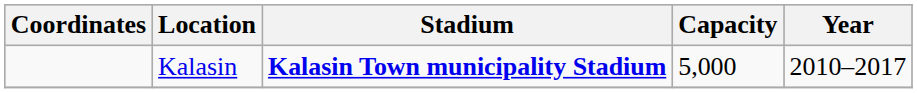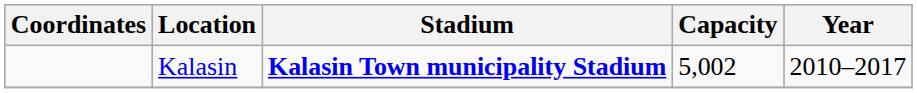(707, 66) 5,000 -> (707, 66) 5,002
